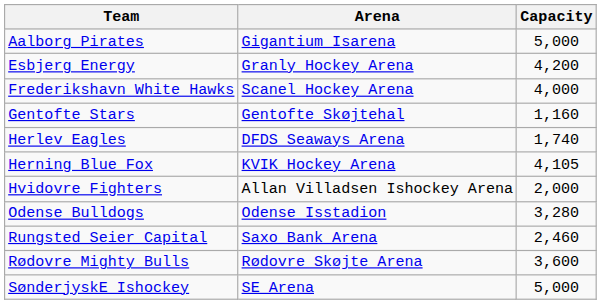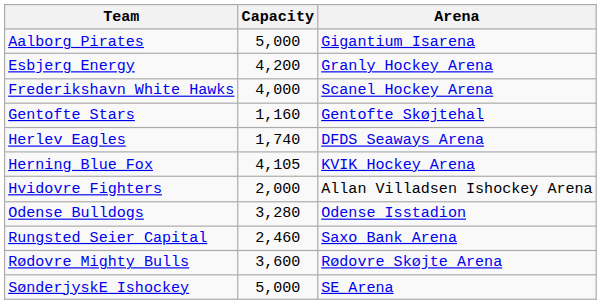columns swapped: (377, 17) <-> (556, 17)
